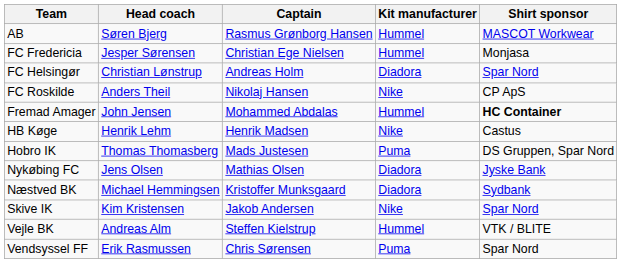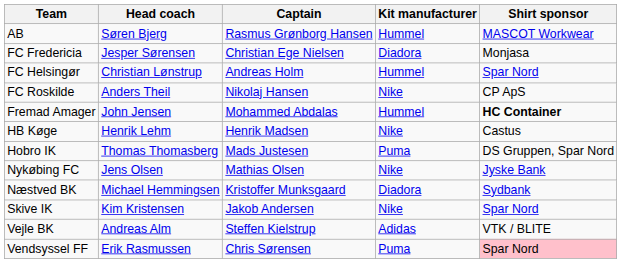(401, 53) Hummel -> (400, 53) Diadora
(400, 72) Diadora -> (401, 72) Hummel
(400, 170) Diadora -> (391, 170) Nike
(401, 229) Hummel -> (397, 229) Adidas
(511, 248) no background -> (511, 248) pink background
